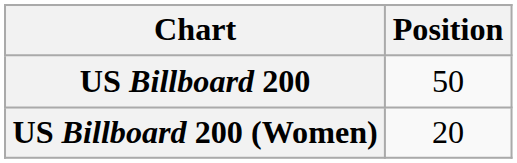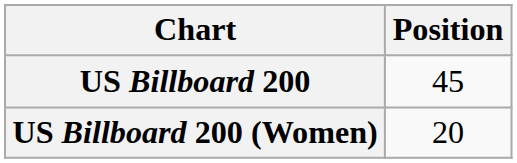(448, 81) 50 -> (448, 81) 45
